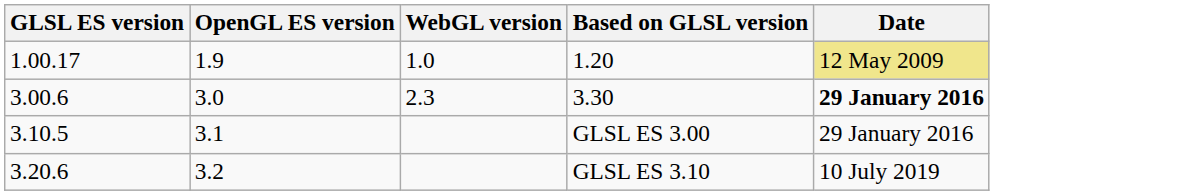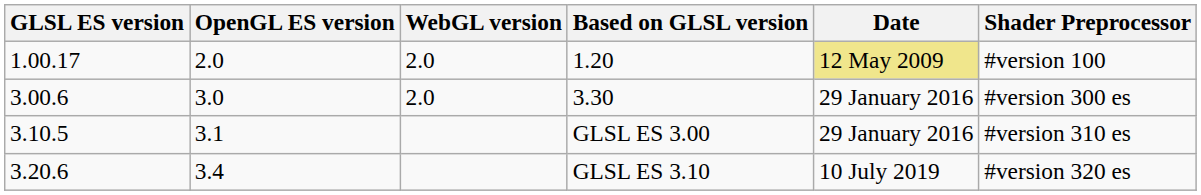+ column: (1088, 23)
(209, 60) 1.9 -> (209, 60) 2.0
(420, 60) 1.0 -> (420, 60) 2.0
(420, 97) 2.3 -> (420, 97) 2.0
(901, 97) bold -> (896, 97) normal
(209, 171) 3.2 -> (209, 171) 3.4
